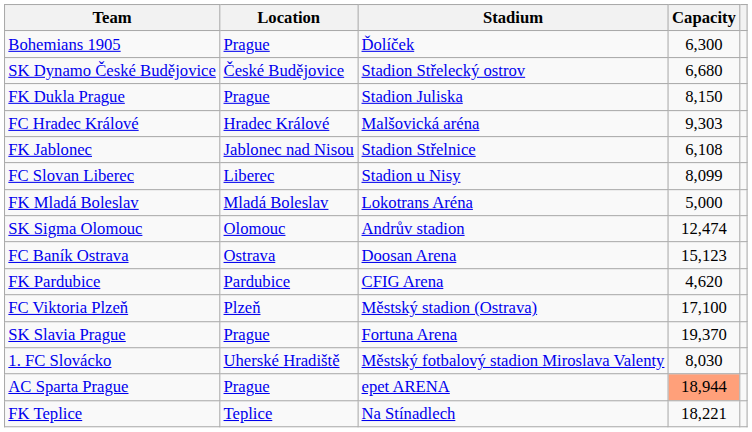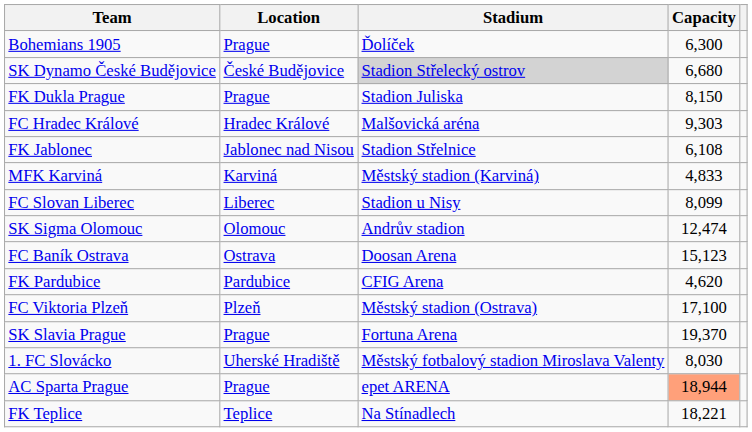(443, 70) no background -> (443, 70) lightgrey background
+ row: (55, 176)
- row: (74, 202)
